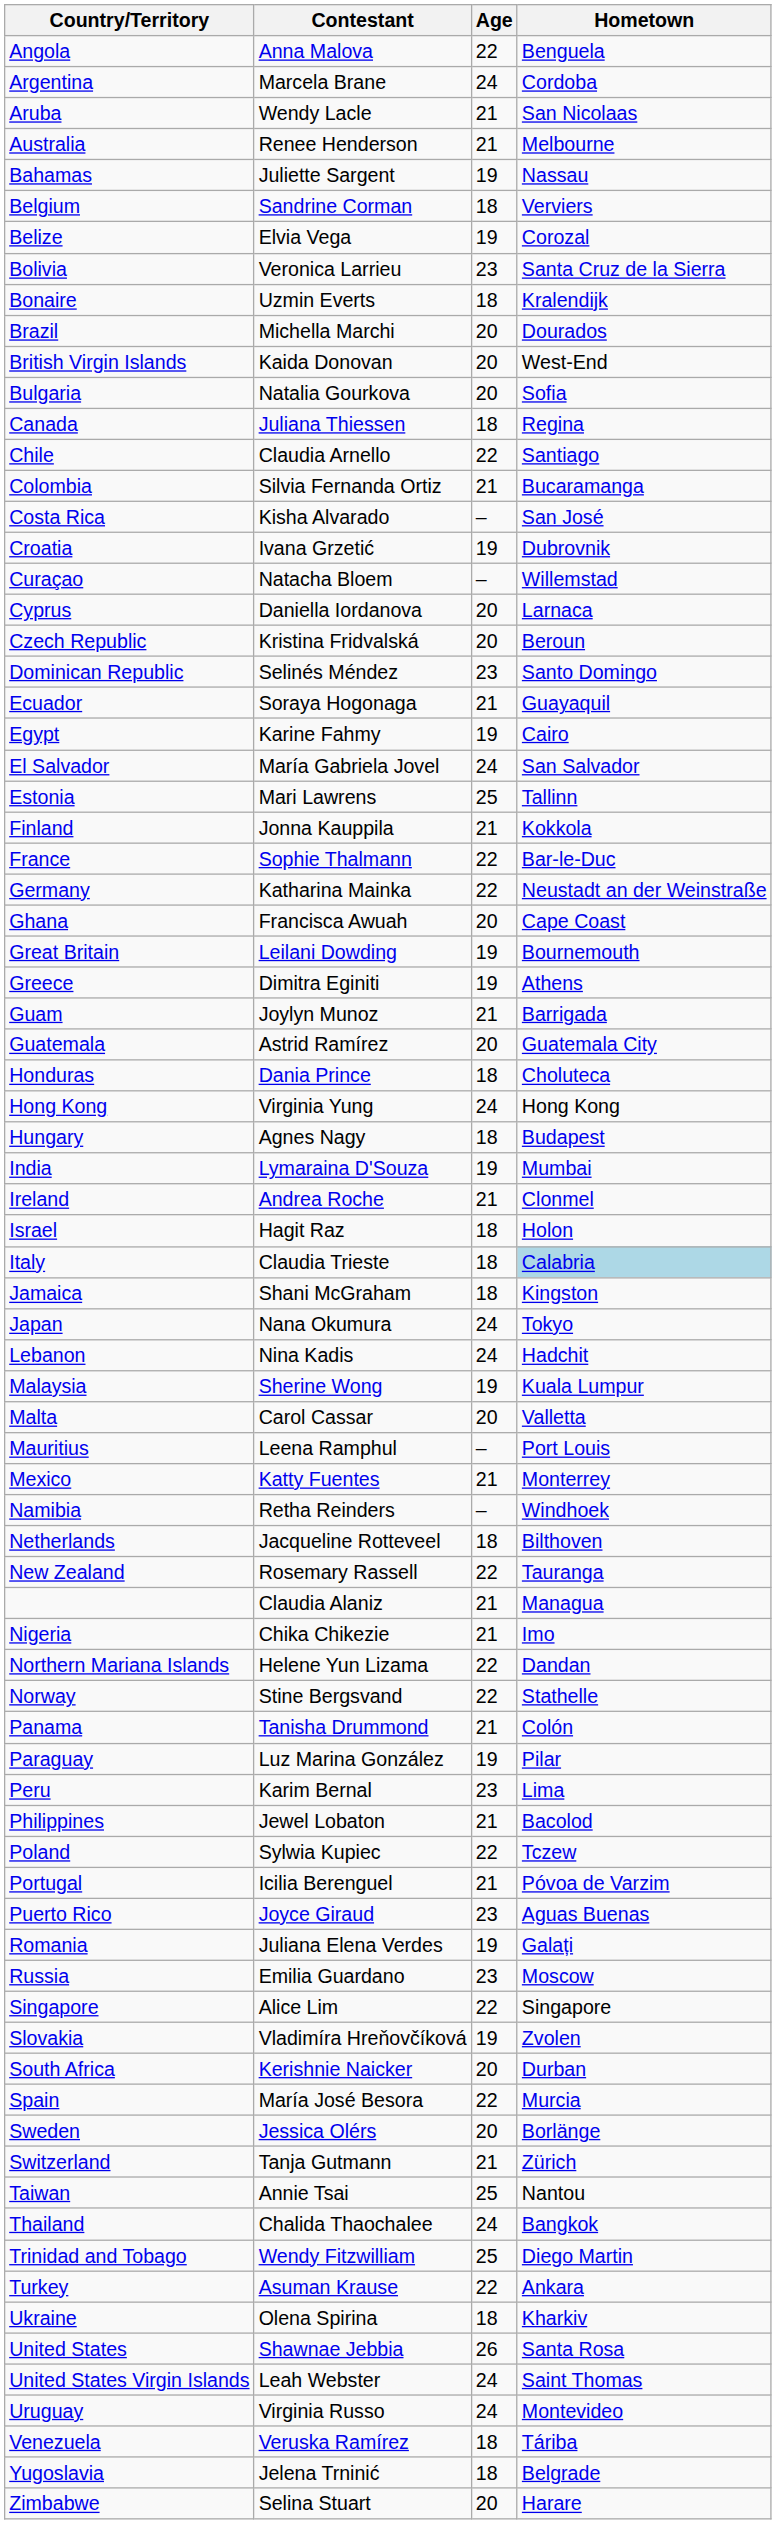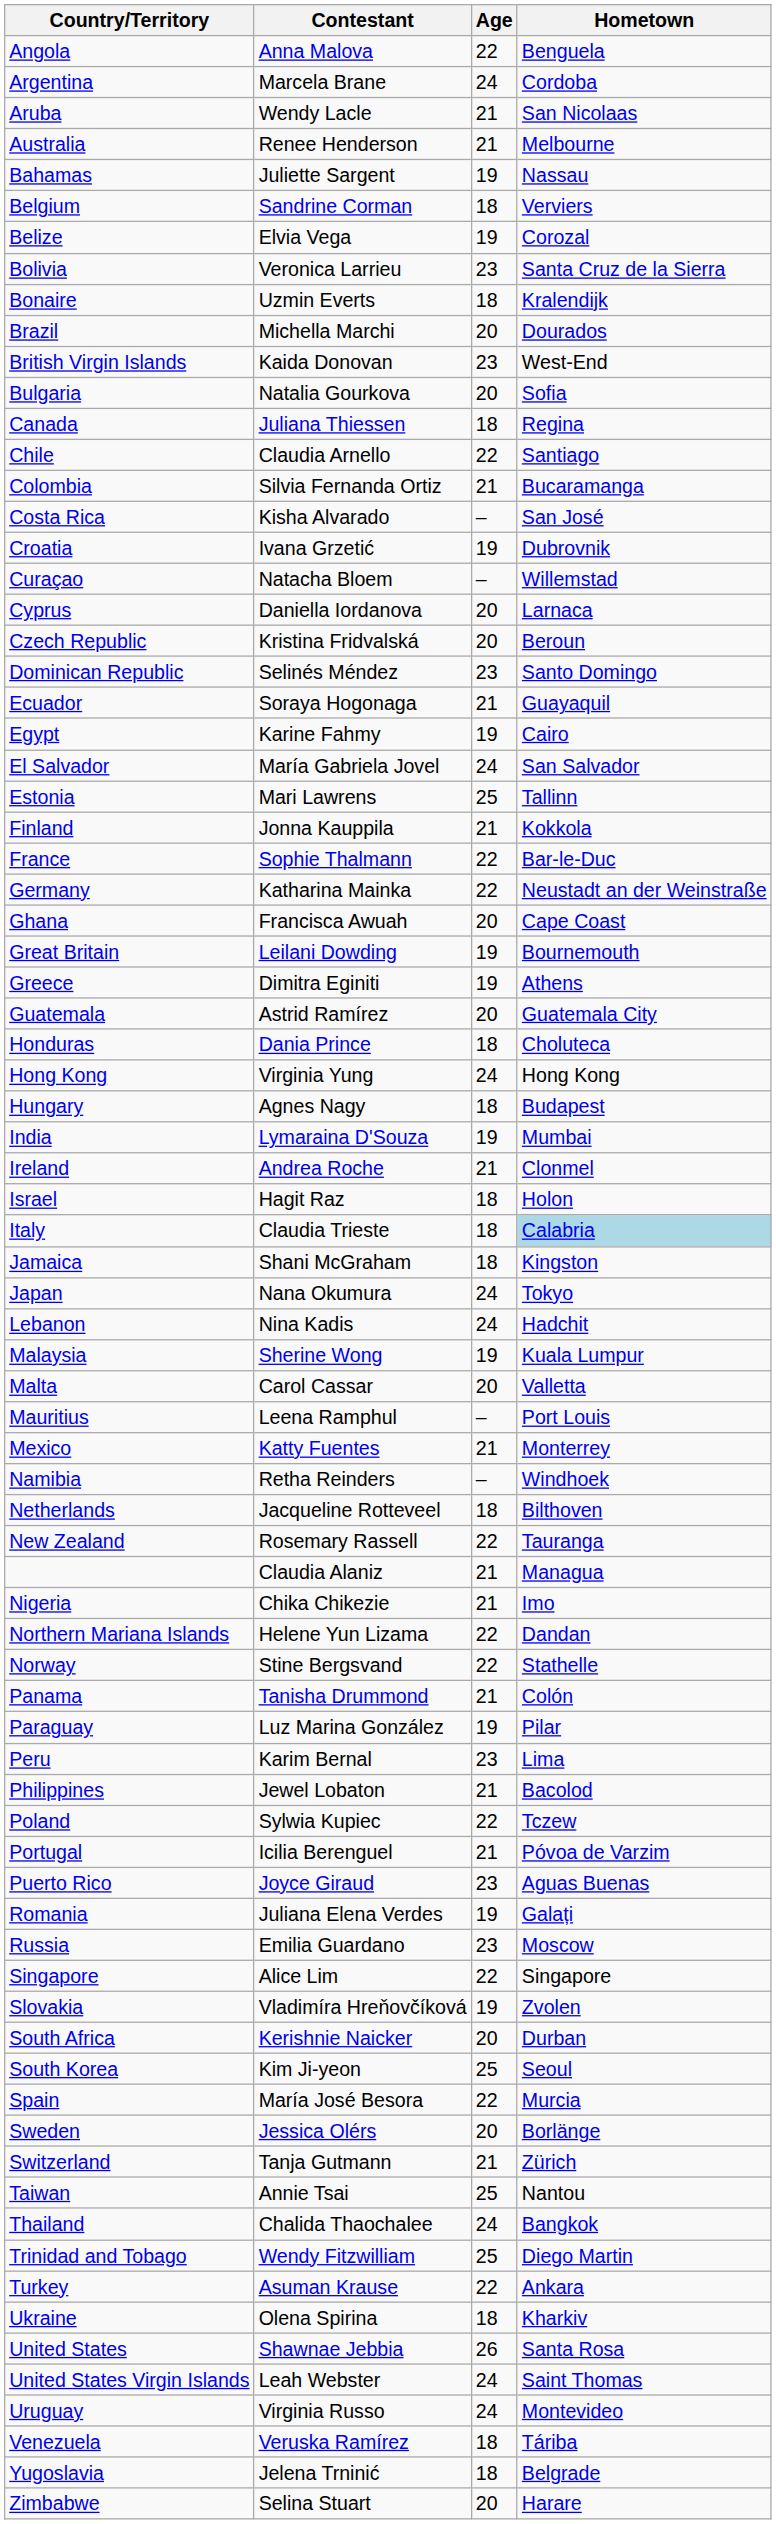(487, 362) 20 -> (487, 362) 23
- row: (36, 1014)
+ row: (64, 2069)
